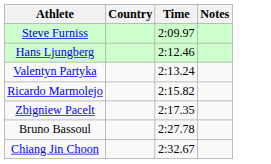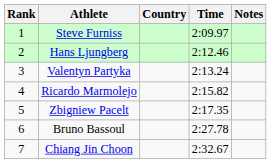+ column: (21, 14)
